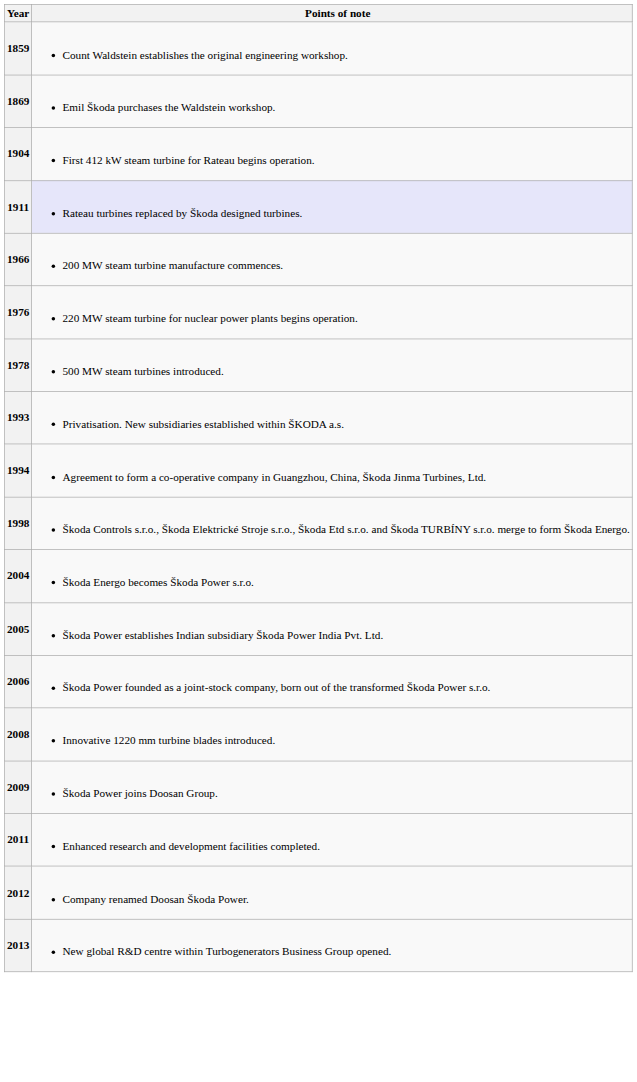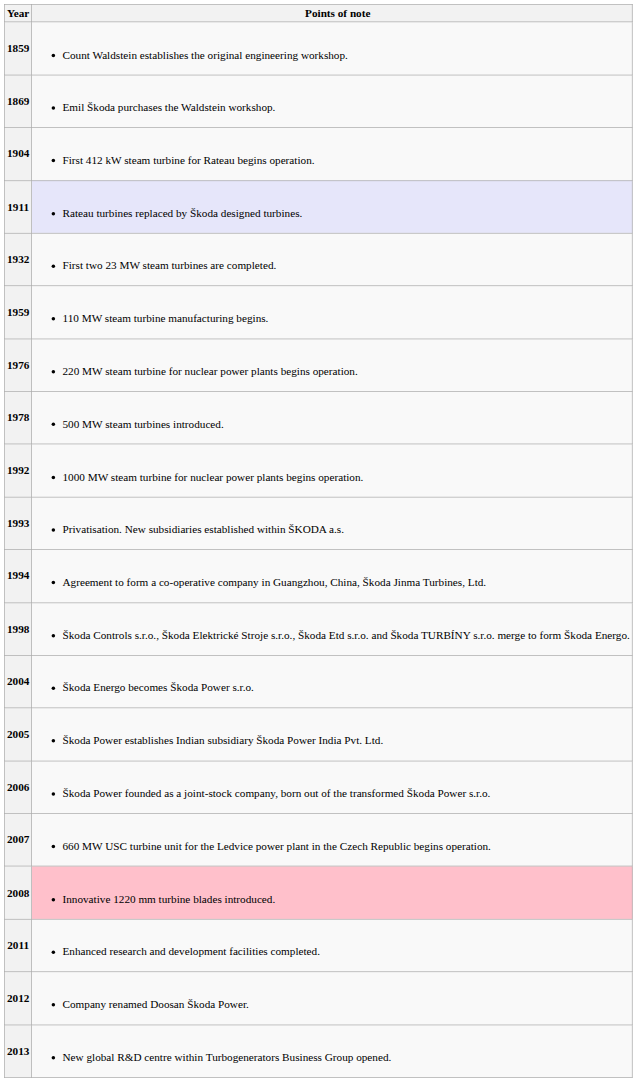+ row: (18, 259)
+ row: (18, 312)
- row: (18, 259)
+ row: (18, 470)
+ row: (18, 840)
(332, 741) no background -> (332, 899) pink background
- row: (18, 787)
